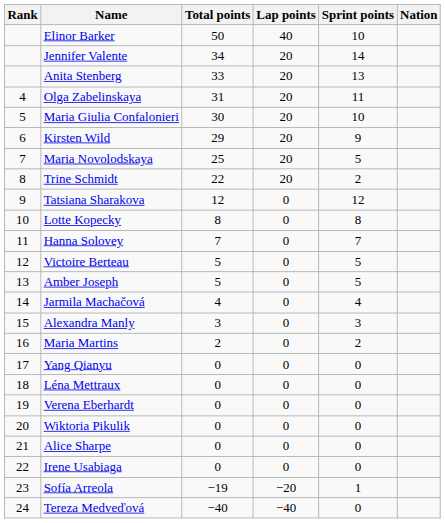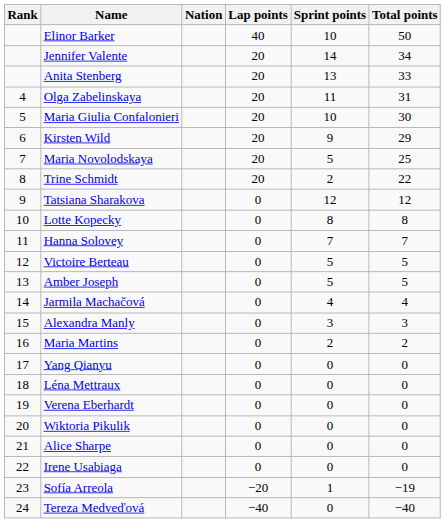columns swapped: (419, 14) <-> (218, 14)
